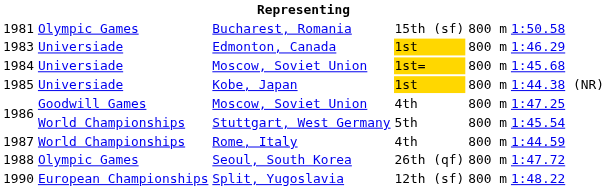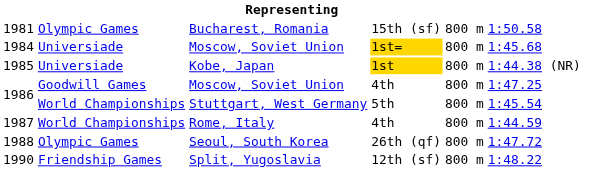- row: (18, 47)
(123, 179) European Championships -> (100, 160) Friendship Games
